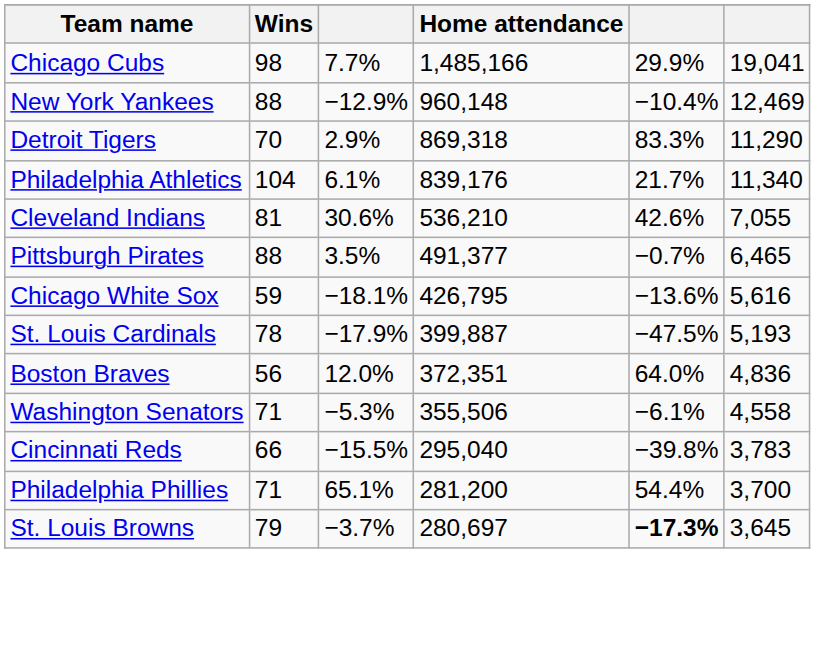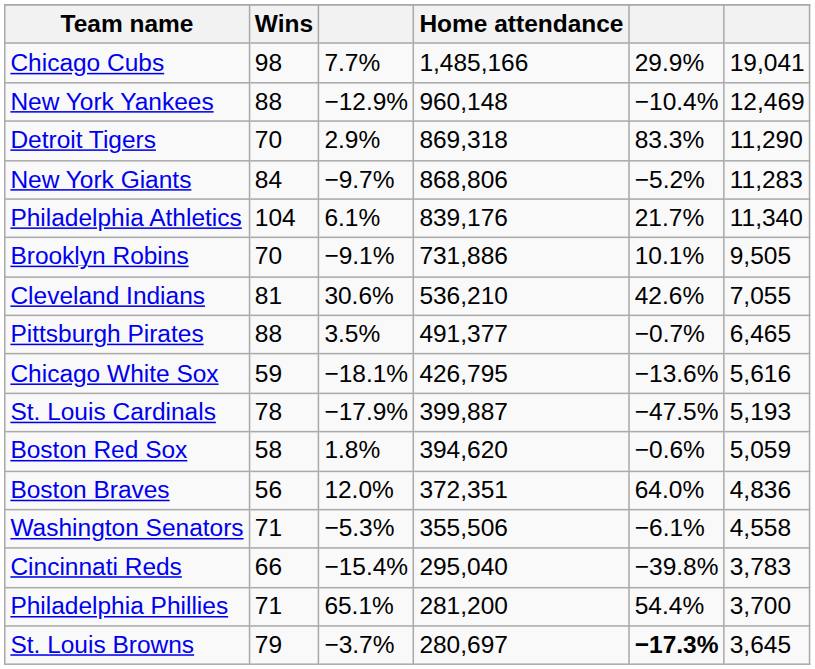+ row: (101, 179)
+ row: (100, 256)
+ row: (99, 450)
(366, 450) −15.5% -> (366, 567) −15.4%
